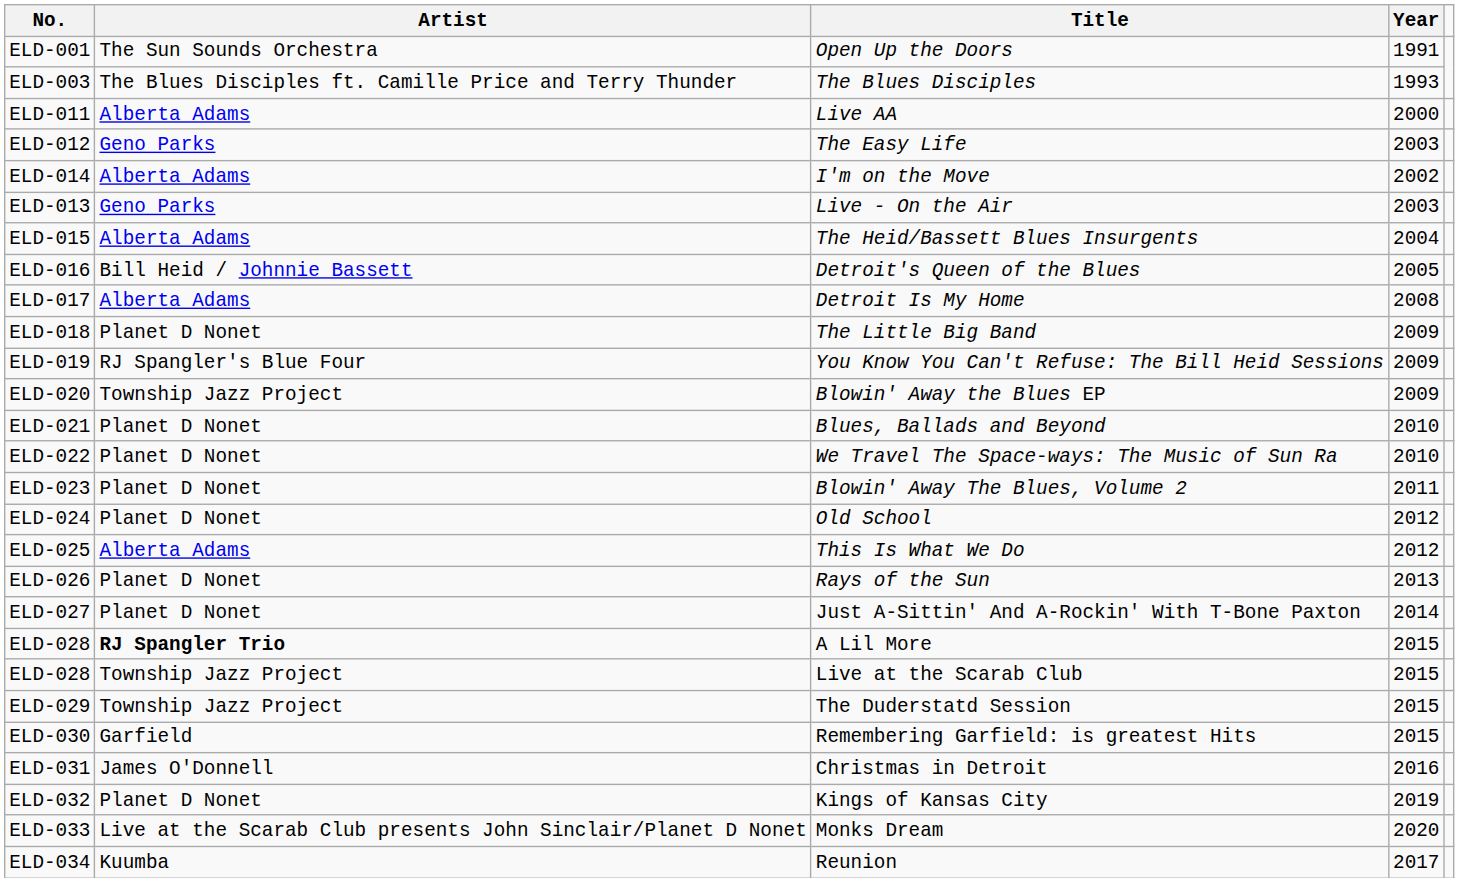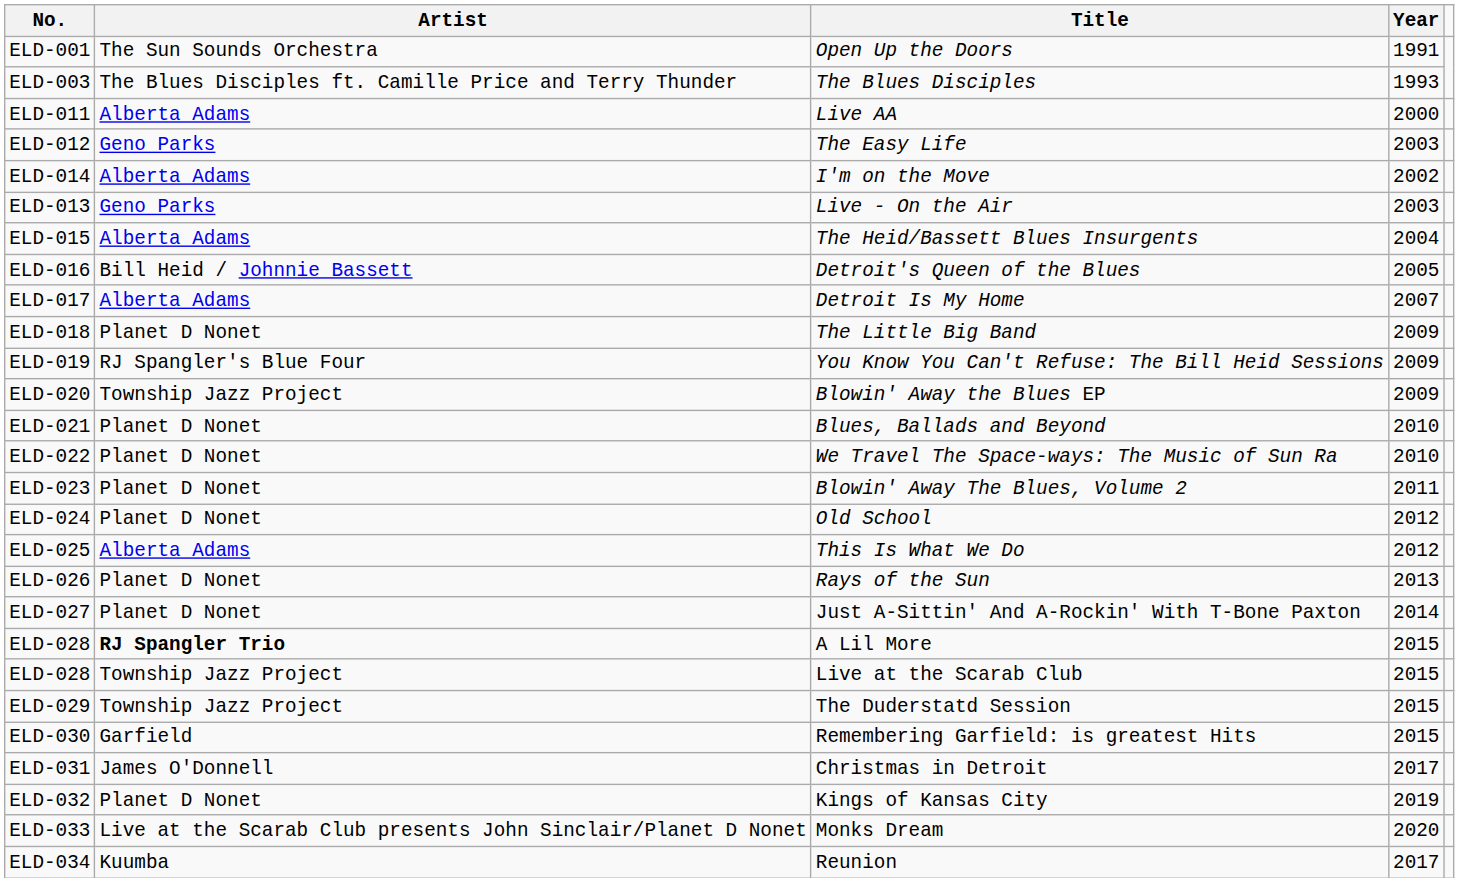(1416, 301) 2008 -> (1416, 301) 2007
(1416, 769) 2016 -> (1416, 769) 2017
